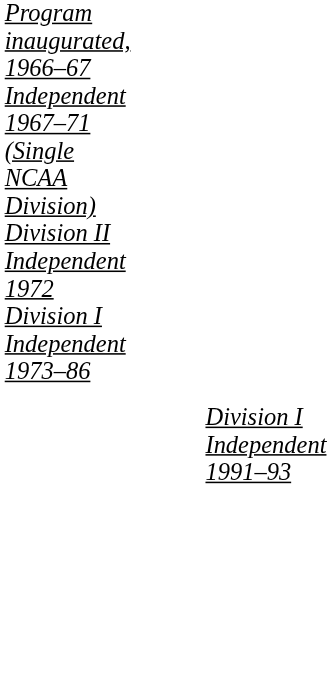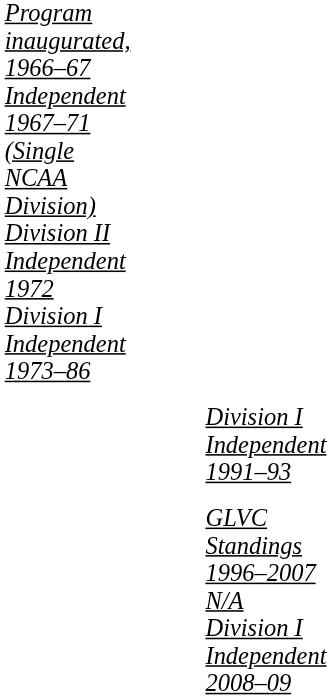+ row: (68, 601)
